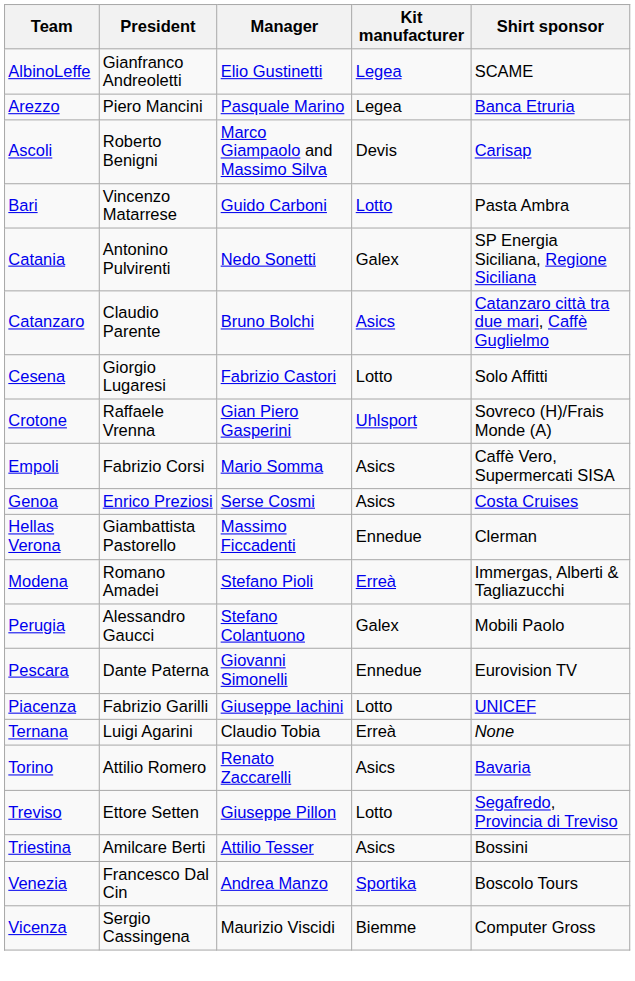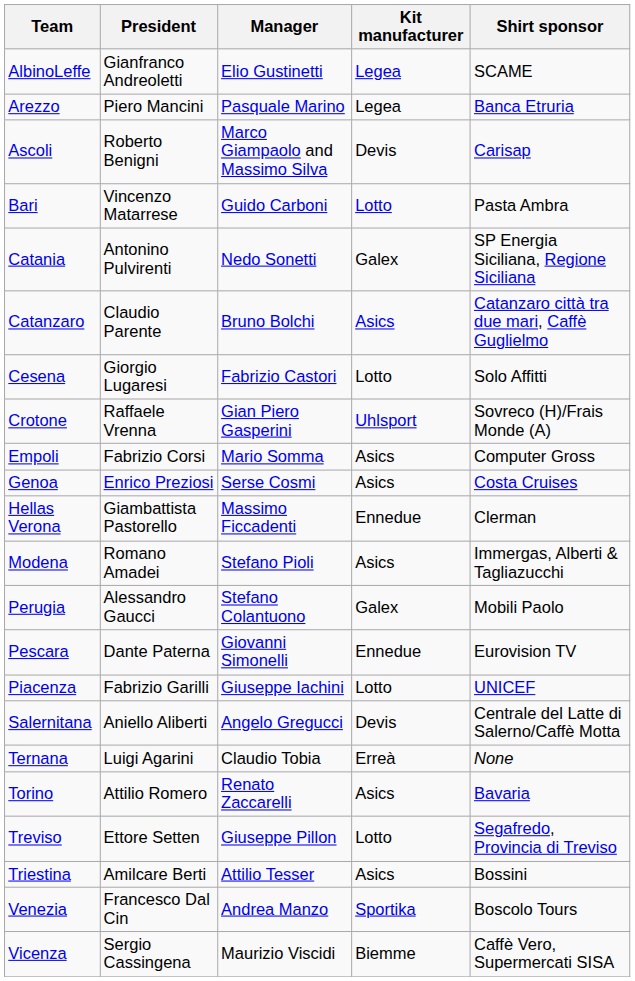(545, 466) Caffè Vero, Supermercati SISA -> (534, 456) Computer Gross
(376, 581) Erreà -> (375, 562) Asics
+ row: (50, 723)
(535, 927) Computer Gross -> (544, 954) Caffè Vero, Supermercati SISA
